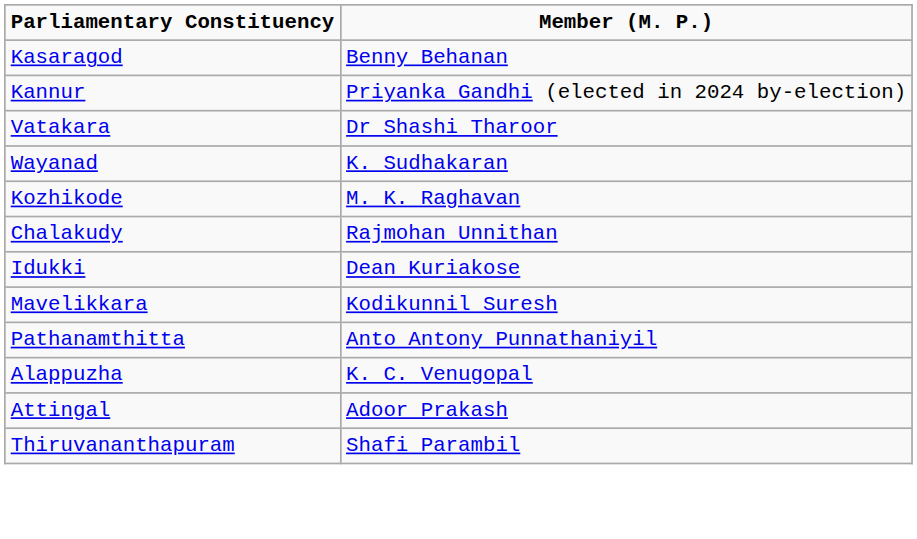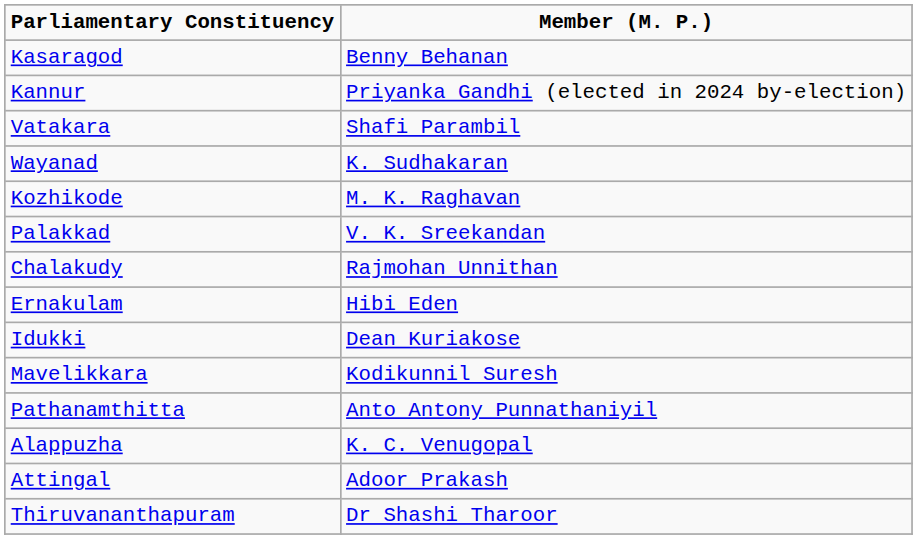(452, 129) Dr Shashi Tharoor -> (433, 129) Shafi Parambil
+ row: (61, 235)
+ row: (67, 305)
(433, 446) Shafi Parambil -> (452, 517) Dr Shashi Tharoor
